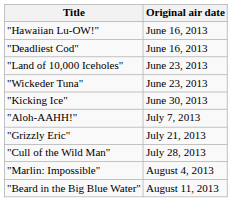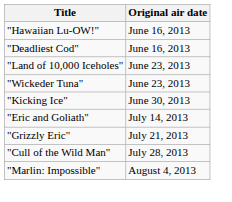- row: (42, 118)
+ row: (48, 118)
- row: (74, 188)
